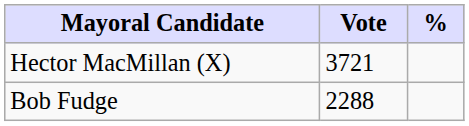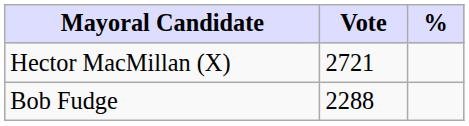(350, 62) 3721 -> (350, 62) 2721
